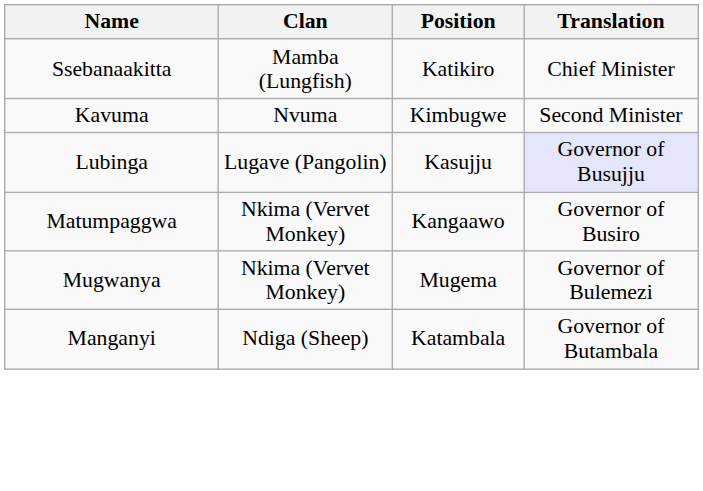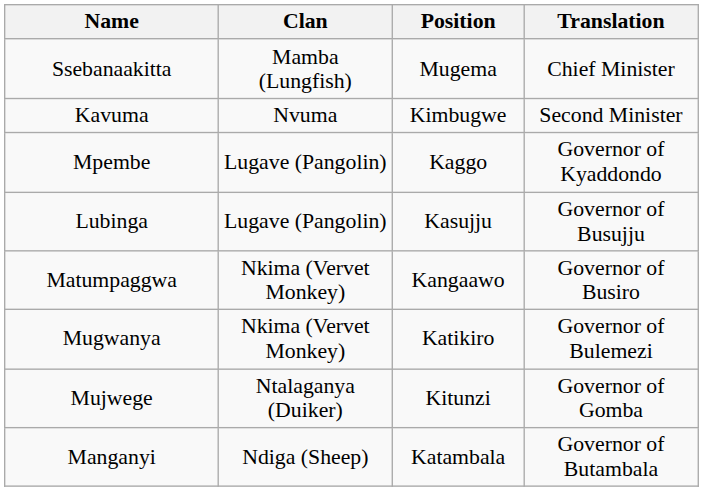(458, 68) Katikiro -> (458, 68) Mugema
+ row: (112, 162)
(611, 162) lavender background -> (611, 220) no background
(458, 279) Mugema -> (458, 338) Katikiro
+ row: (112, 397)
